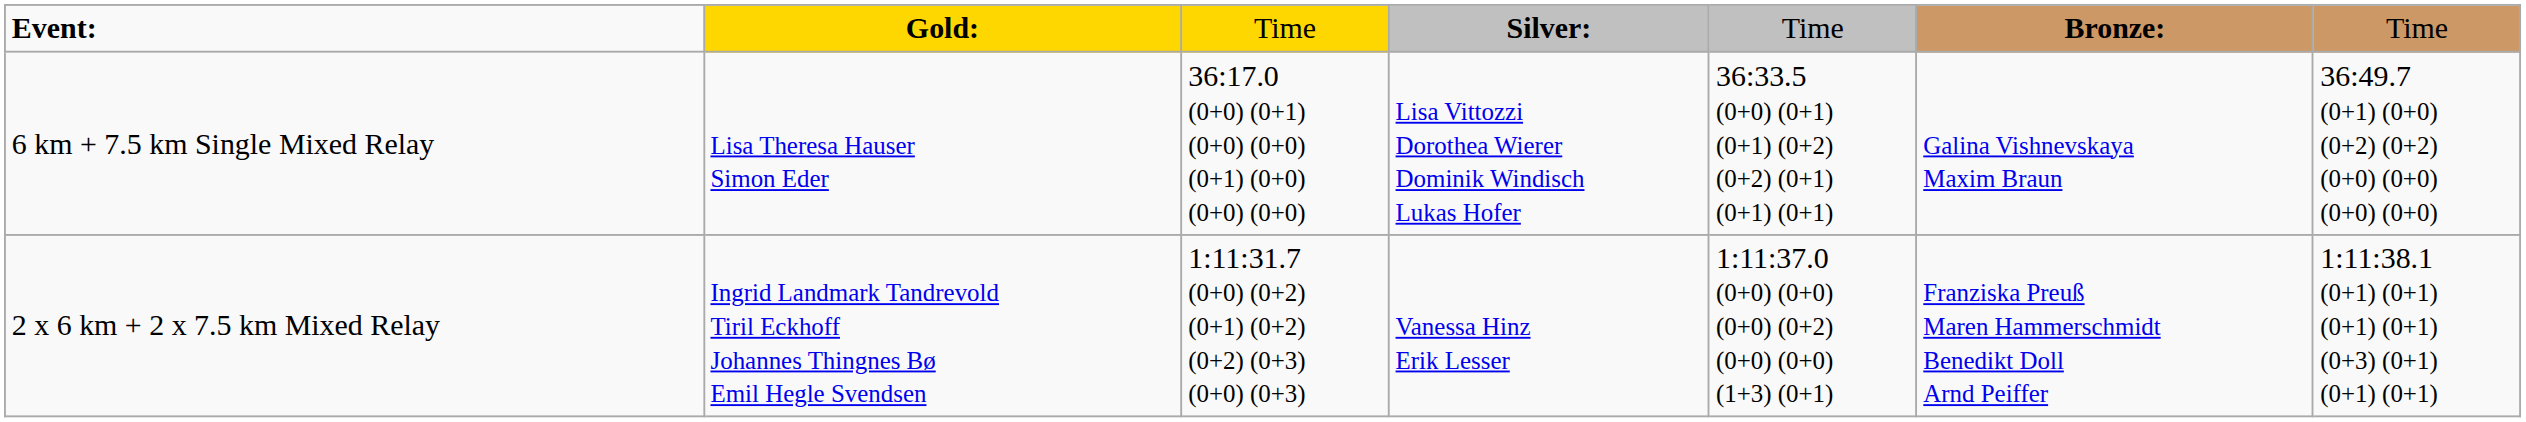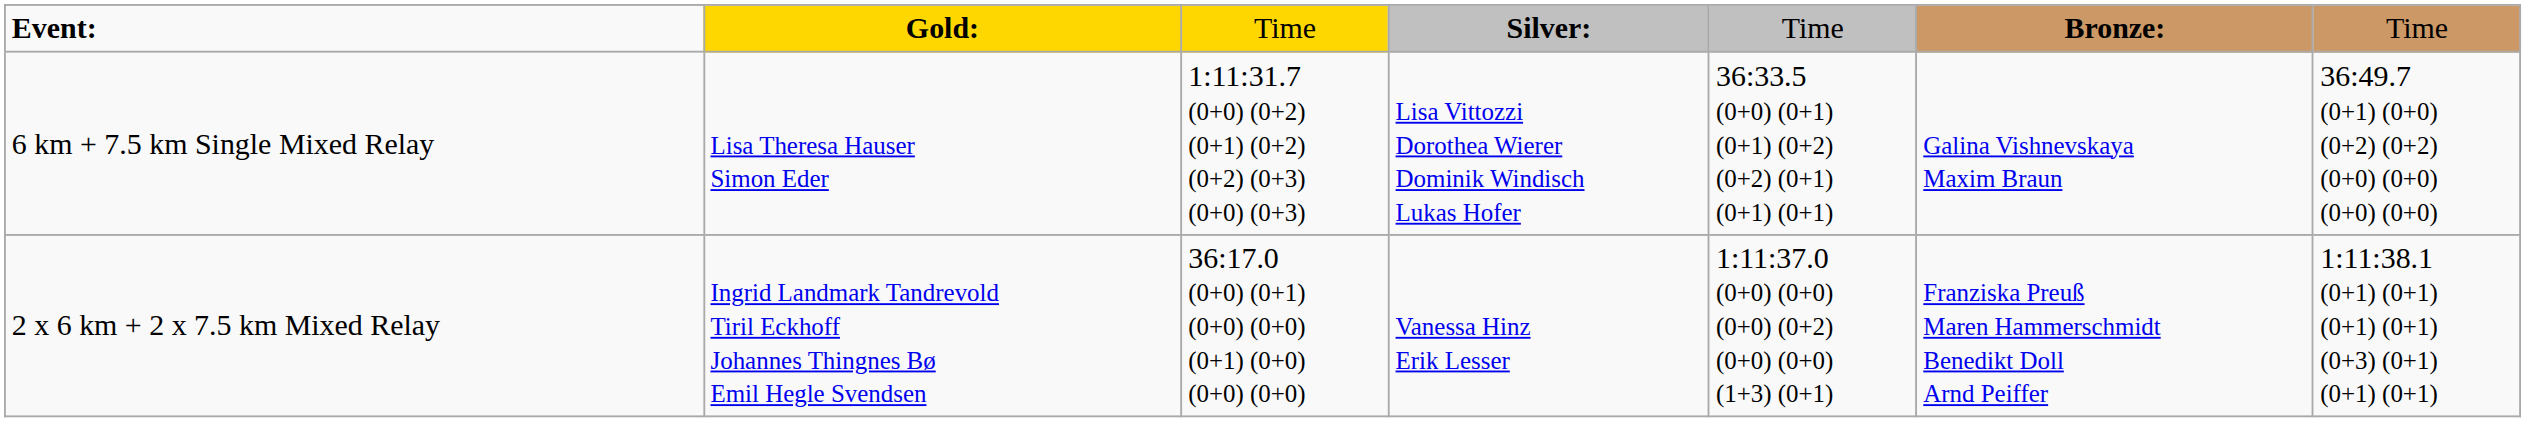(1247, 142) 36:17.0 (0+0) (0+1) (0+0) (0+0) (0+1) (0+0) (0+0) (0+0) -> (1247, 142) 1:11:31.7 (0+0) (0+2) (0+1) (0+2) (0+2) (0+3) (0+0) (0+3)
(1247, 325) 1:11:31.7 (0+0) (0+2) (0+1) (0+2) (0+2) (0+3) (0+0) (0+3) -> (1247, 325) 36:17.0 (0+0) (0+1) (0+0) (0+0) (0+1) (0+0) (0+0) (0+0)
